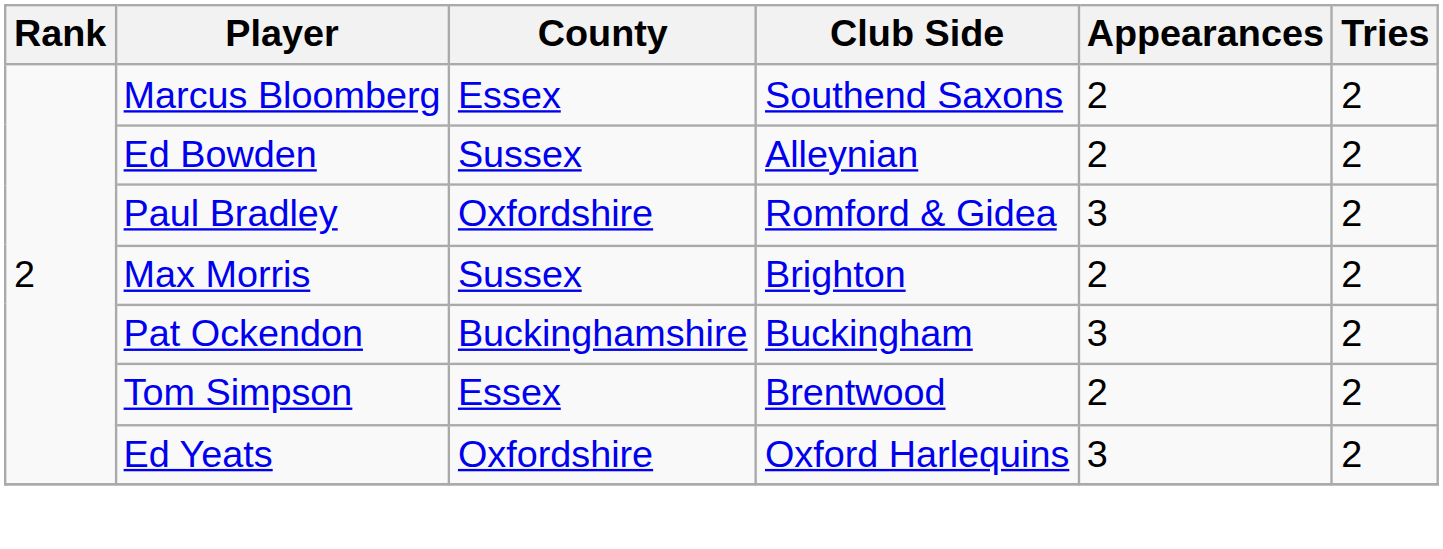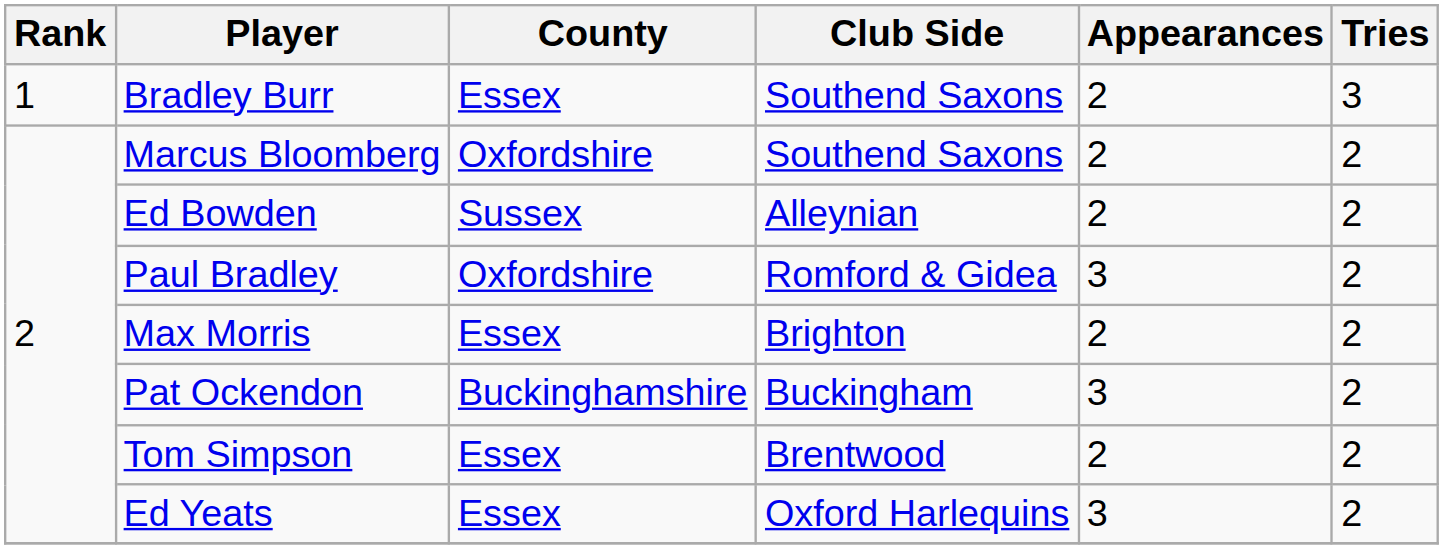+ row: (229, 94)
(509, 94) Essex -> (556, 154) Oxfordshire
(520, 273) Sussex -> (509, 333) Essex
(556, 453) Oxfordshire -> (509, 513) Essex
